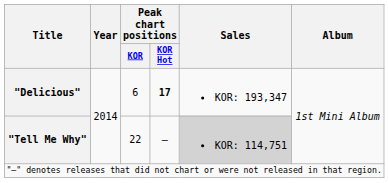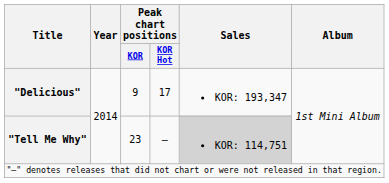(135, 92) 6 -> (135, 92) 9
(165, 92) bold -> (165, 92) normal
(135, 140) 22 -> (135, 140) 23
